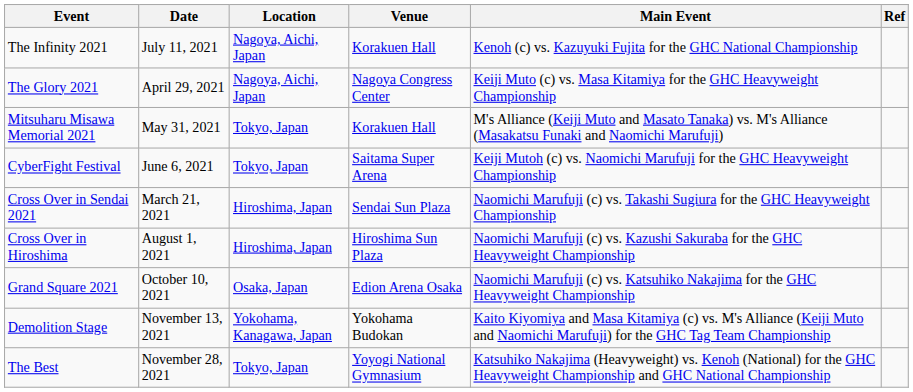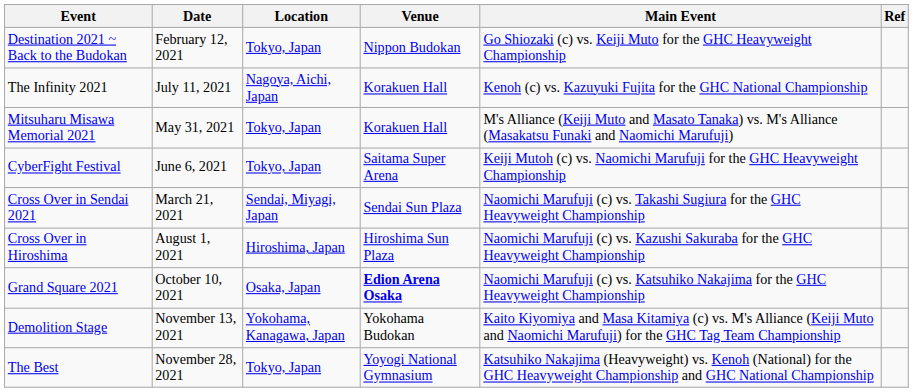+ row: (67, 47)
- row: (53, 87)
(282, 207) Hiroshima, Japan -> (291, 207) Sendai, Miyagi, Japan
(407, 287) normal -> (402, 287) bold
